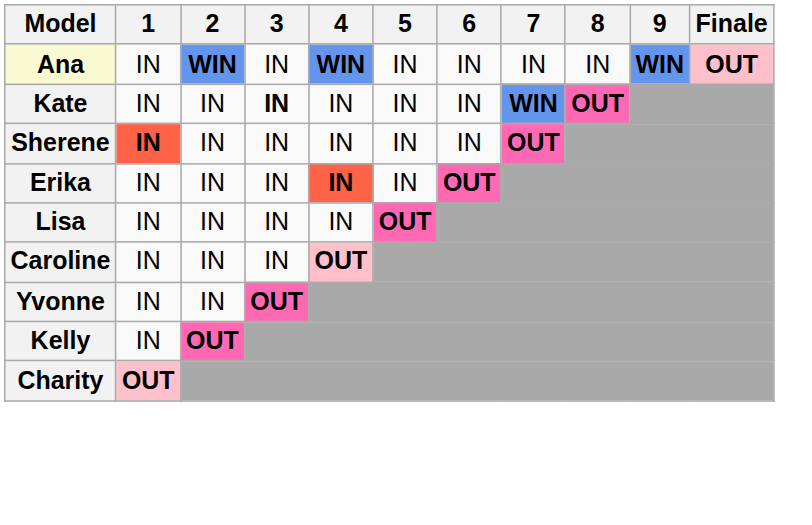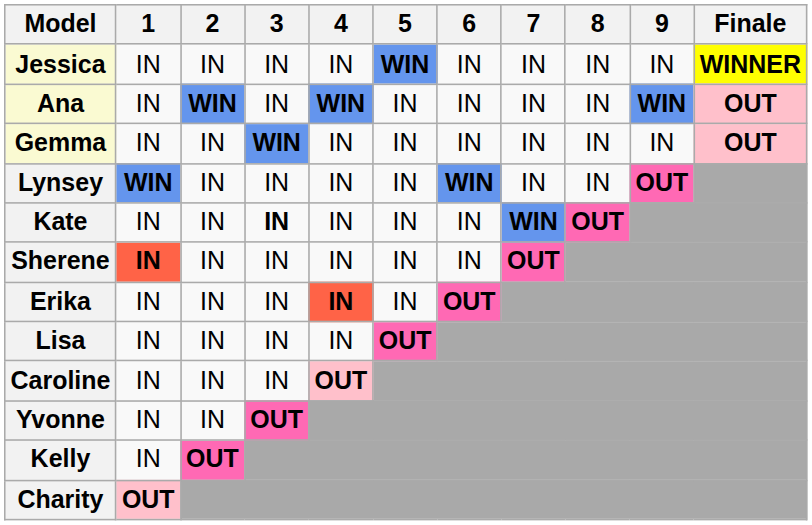+ row: (60, 63)
+ row: (60, 143)
+ row: (60, 182)
